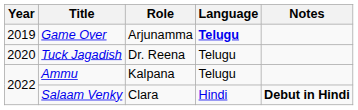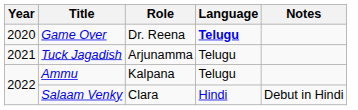(21, 34) 2019 -> (21, 34) 2020
(160, 34) Arjunamma -> (157, 34) Dr. Reena
(21, 54) 2020 -> (21, 54) 2021
(157, 54) Dr. Reena -> (160, 54) Arjunamma
(307, 94) bold -> (304, 94) normal
